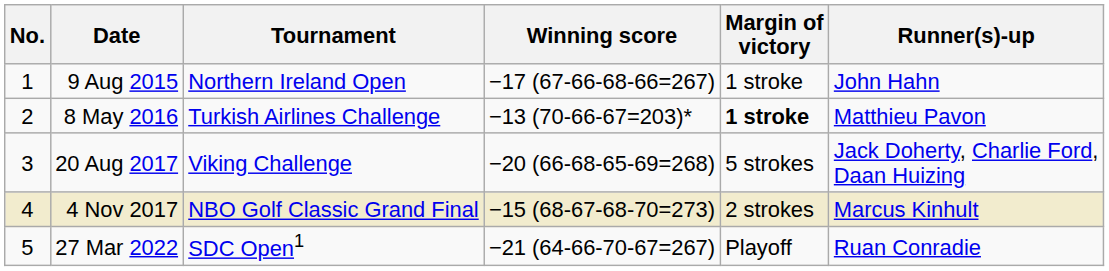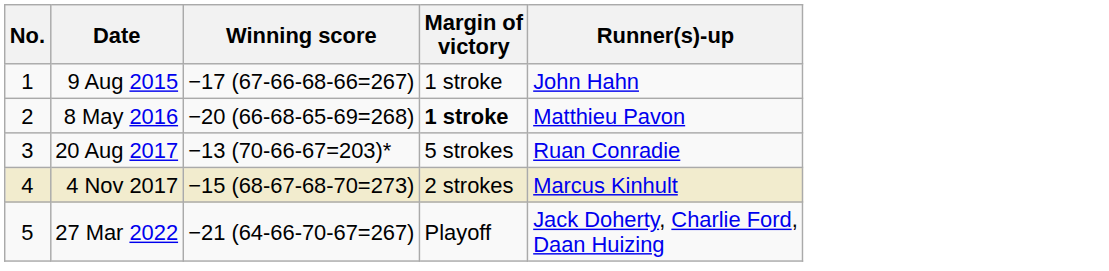- column: (333, 34)
(590, 116) −13 (70-66-67=203)* -> (301, 116) −20 (66-68-65-69=268)
(602, 163) −20 (66-68-65-69=268) -> (290, 151) −13 (70-66-67=203)*
(966, 163) Jack Doherty, Charlie Ford, Daan Huizing -> (607, 151) Ruan Conradie
(907, 247) Ruan Conradie -> (665, 232) Jack Doherty, Charlie Ford, Daan Huizing
